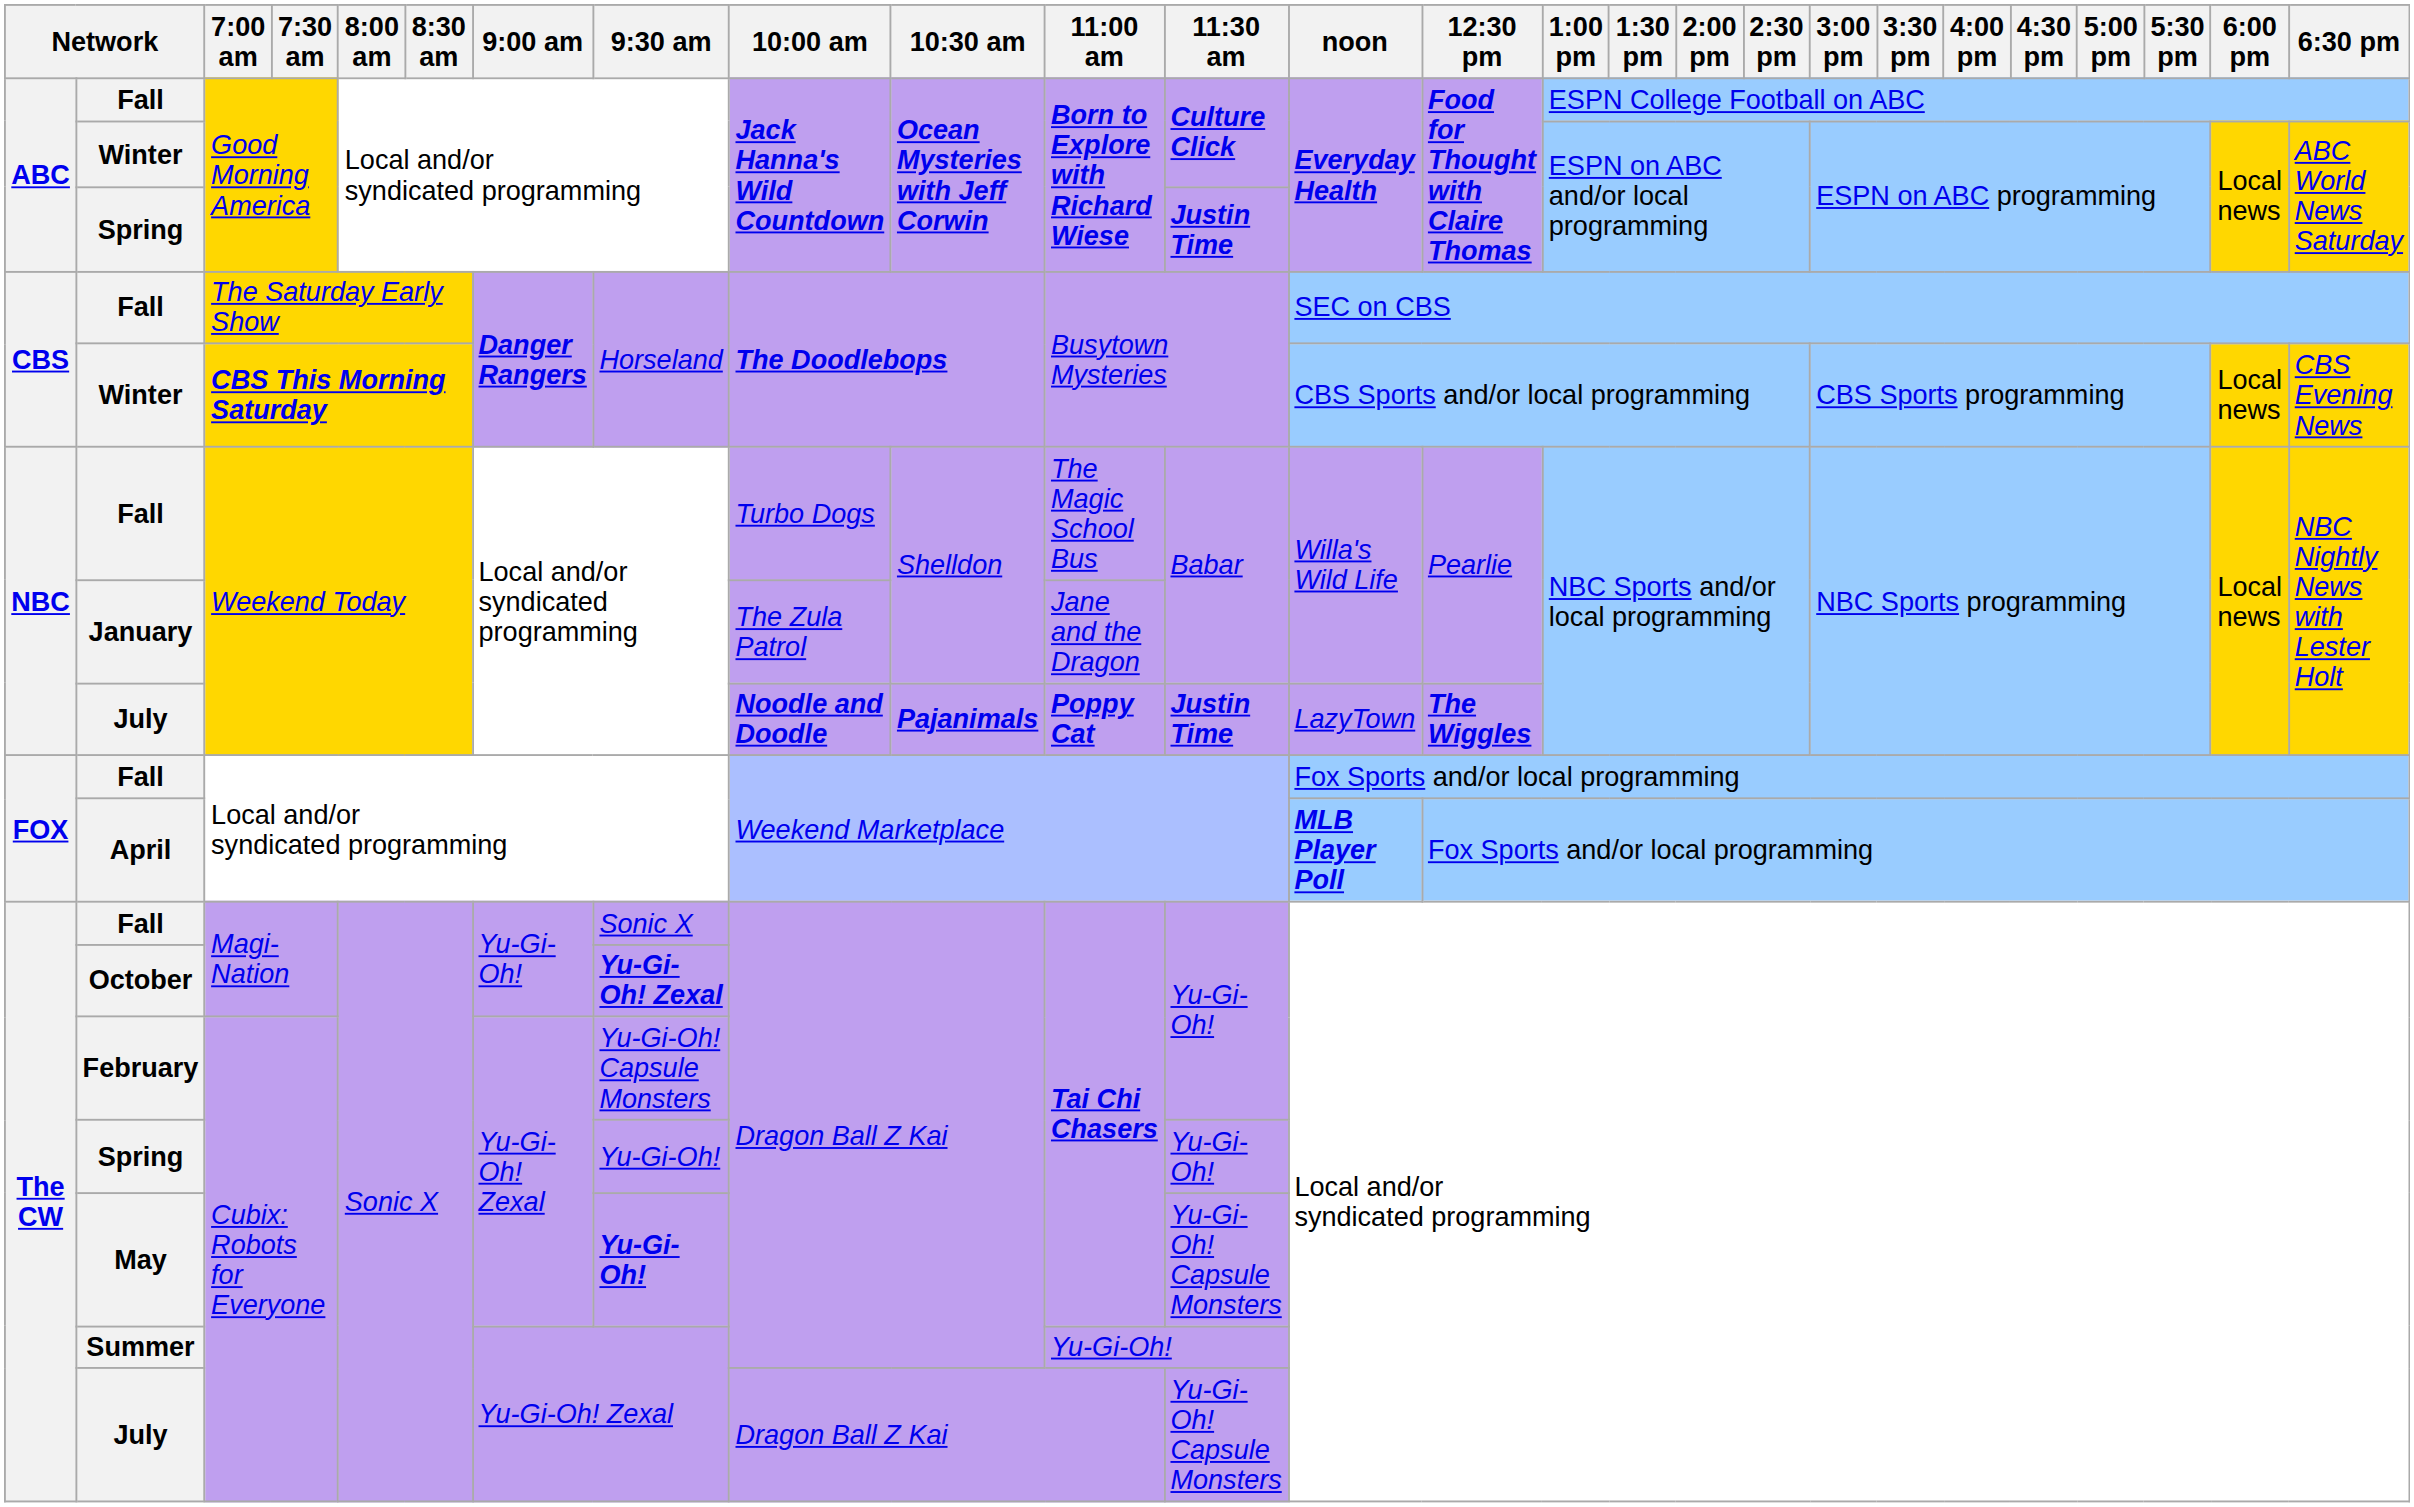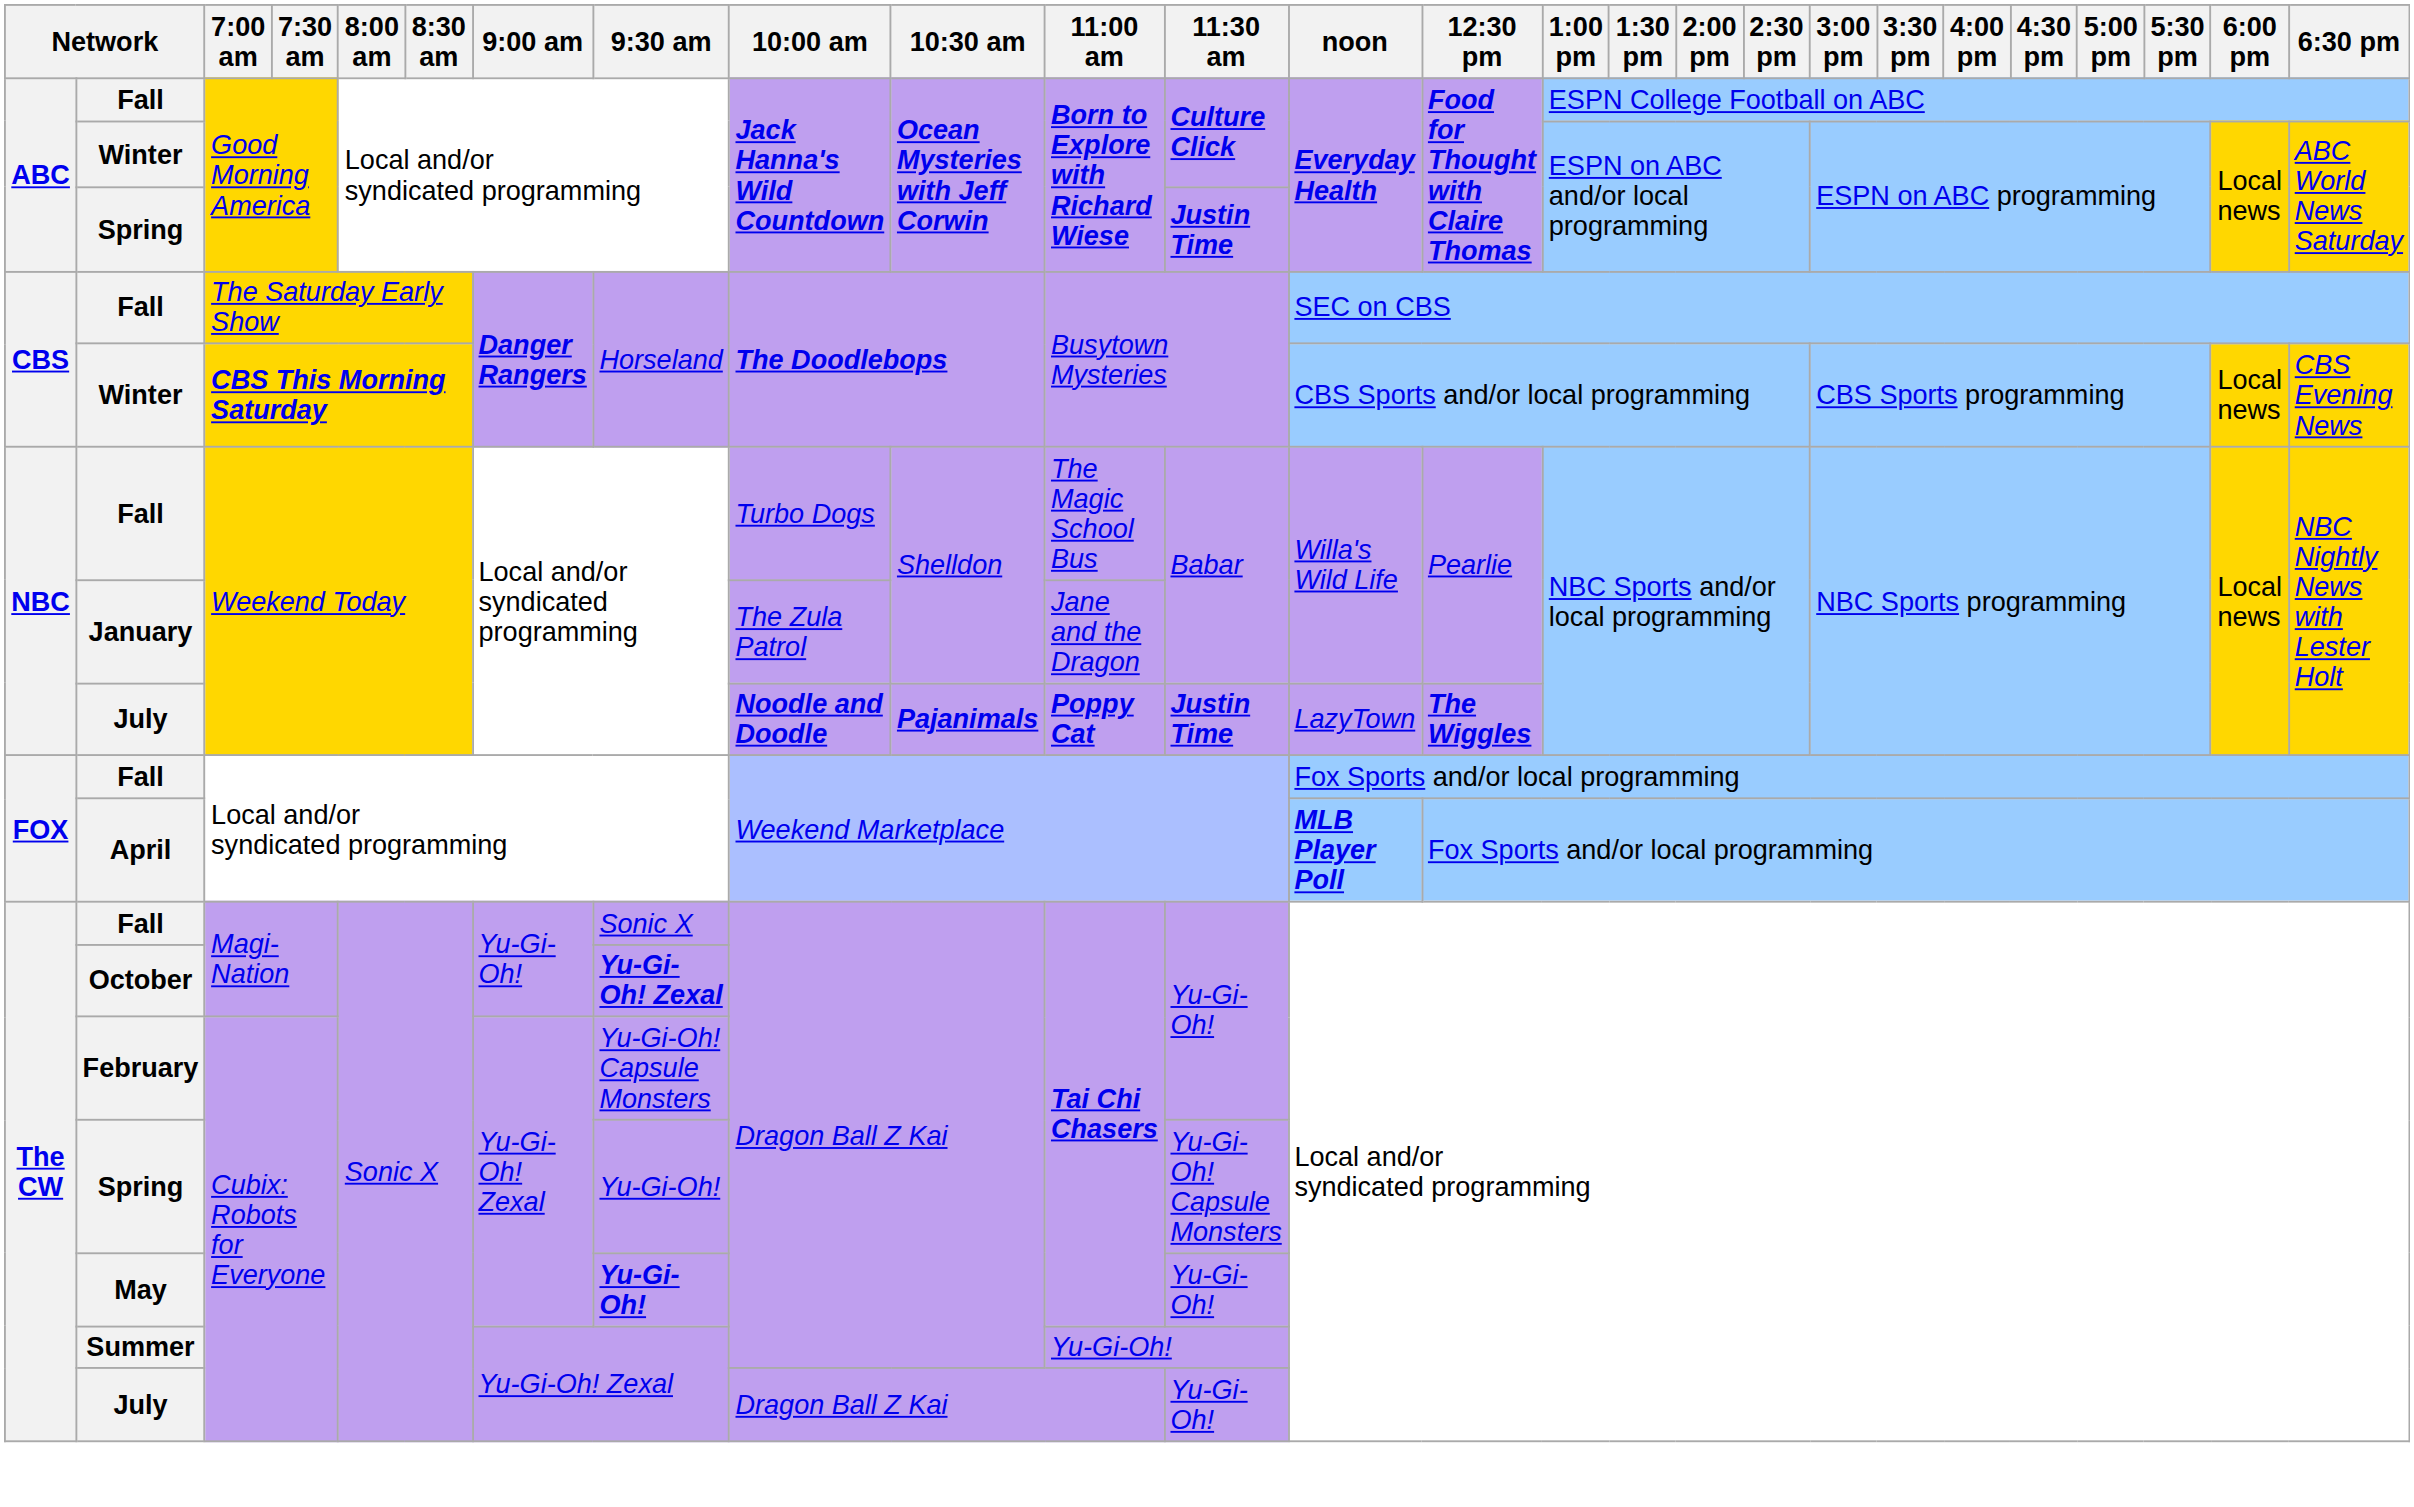(1209, 1157) Yu-Gi-Oh! -> (1226, 1187) Yu-Gi-Oh! Capsule Monsters
(1226, 1260) Yu-Gi-Oh! Capsule Monsters -> (1209, 1290) Yu-Gi-Oh!
(1226, 1435) Yu-Gi-Oh! Capsule Monsters -> (1209, 1405) Yu-Gi-Oh!
